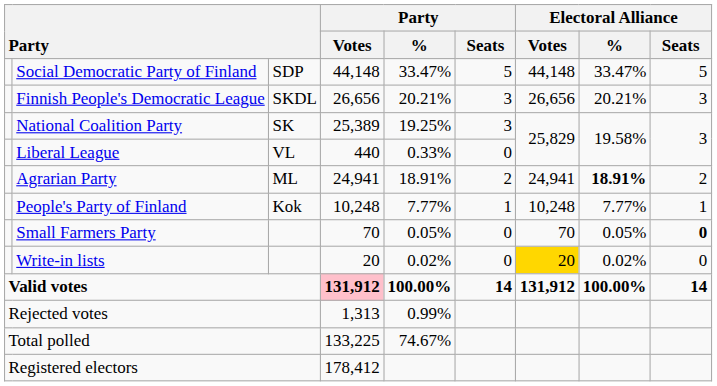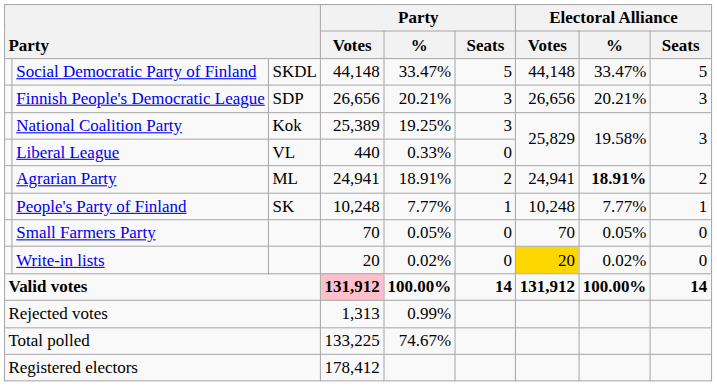(288, 71) SDP -> (295, 71) SKDL
(295, 98) SKDL -> (288, 98) SDP
(283, 125) SK -> (287, 125) Kok
(287, 206) Kok -> (283, 206) SK
(703, 233) bold -> (703, 233) normal
